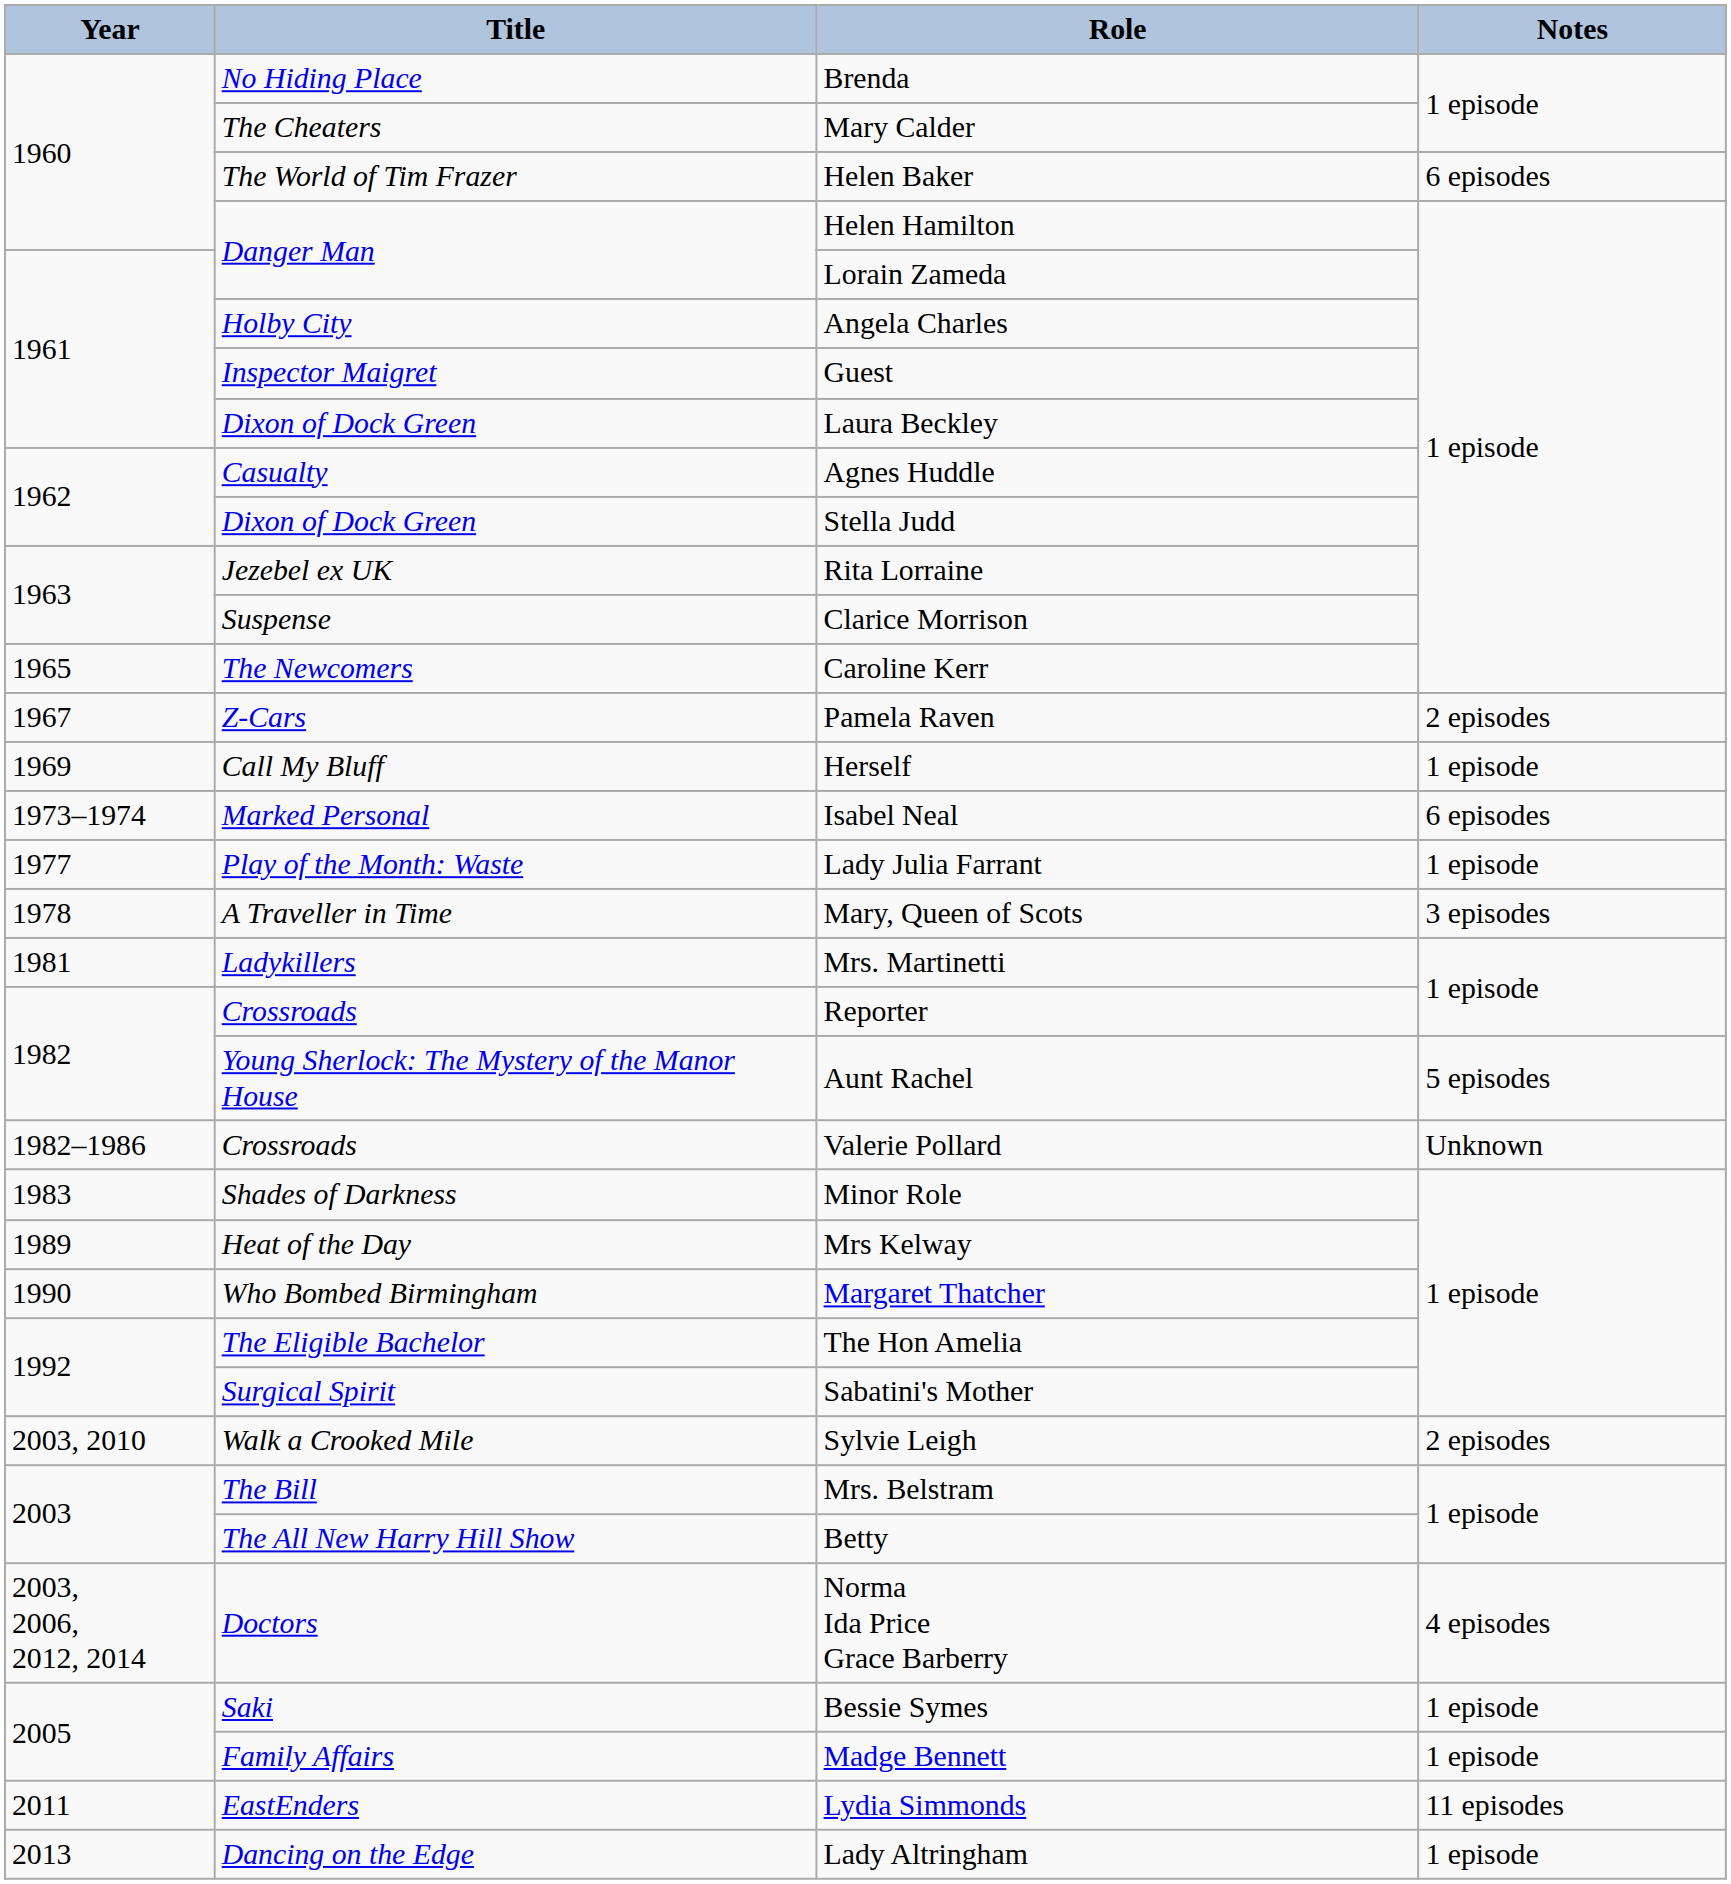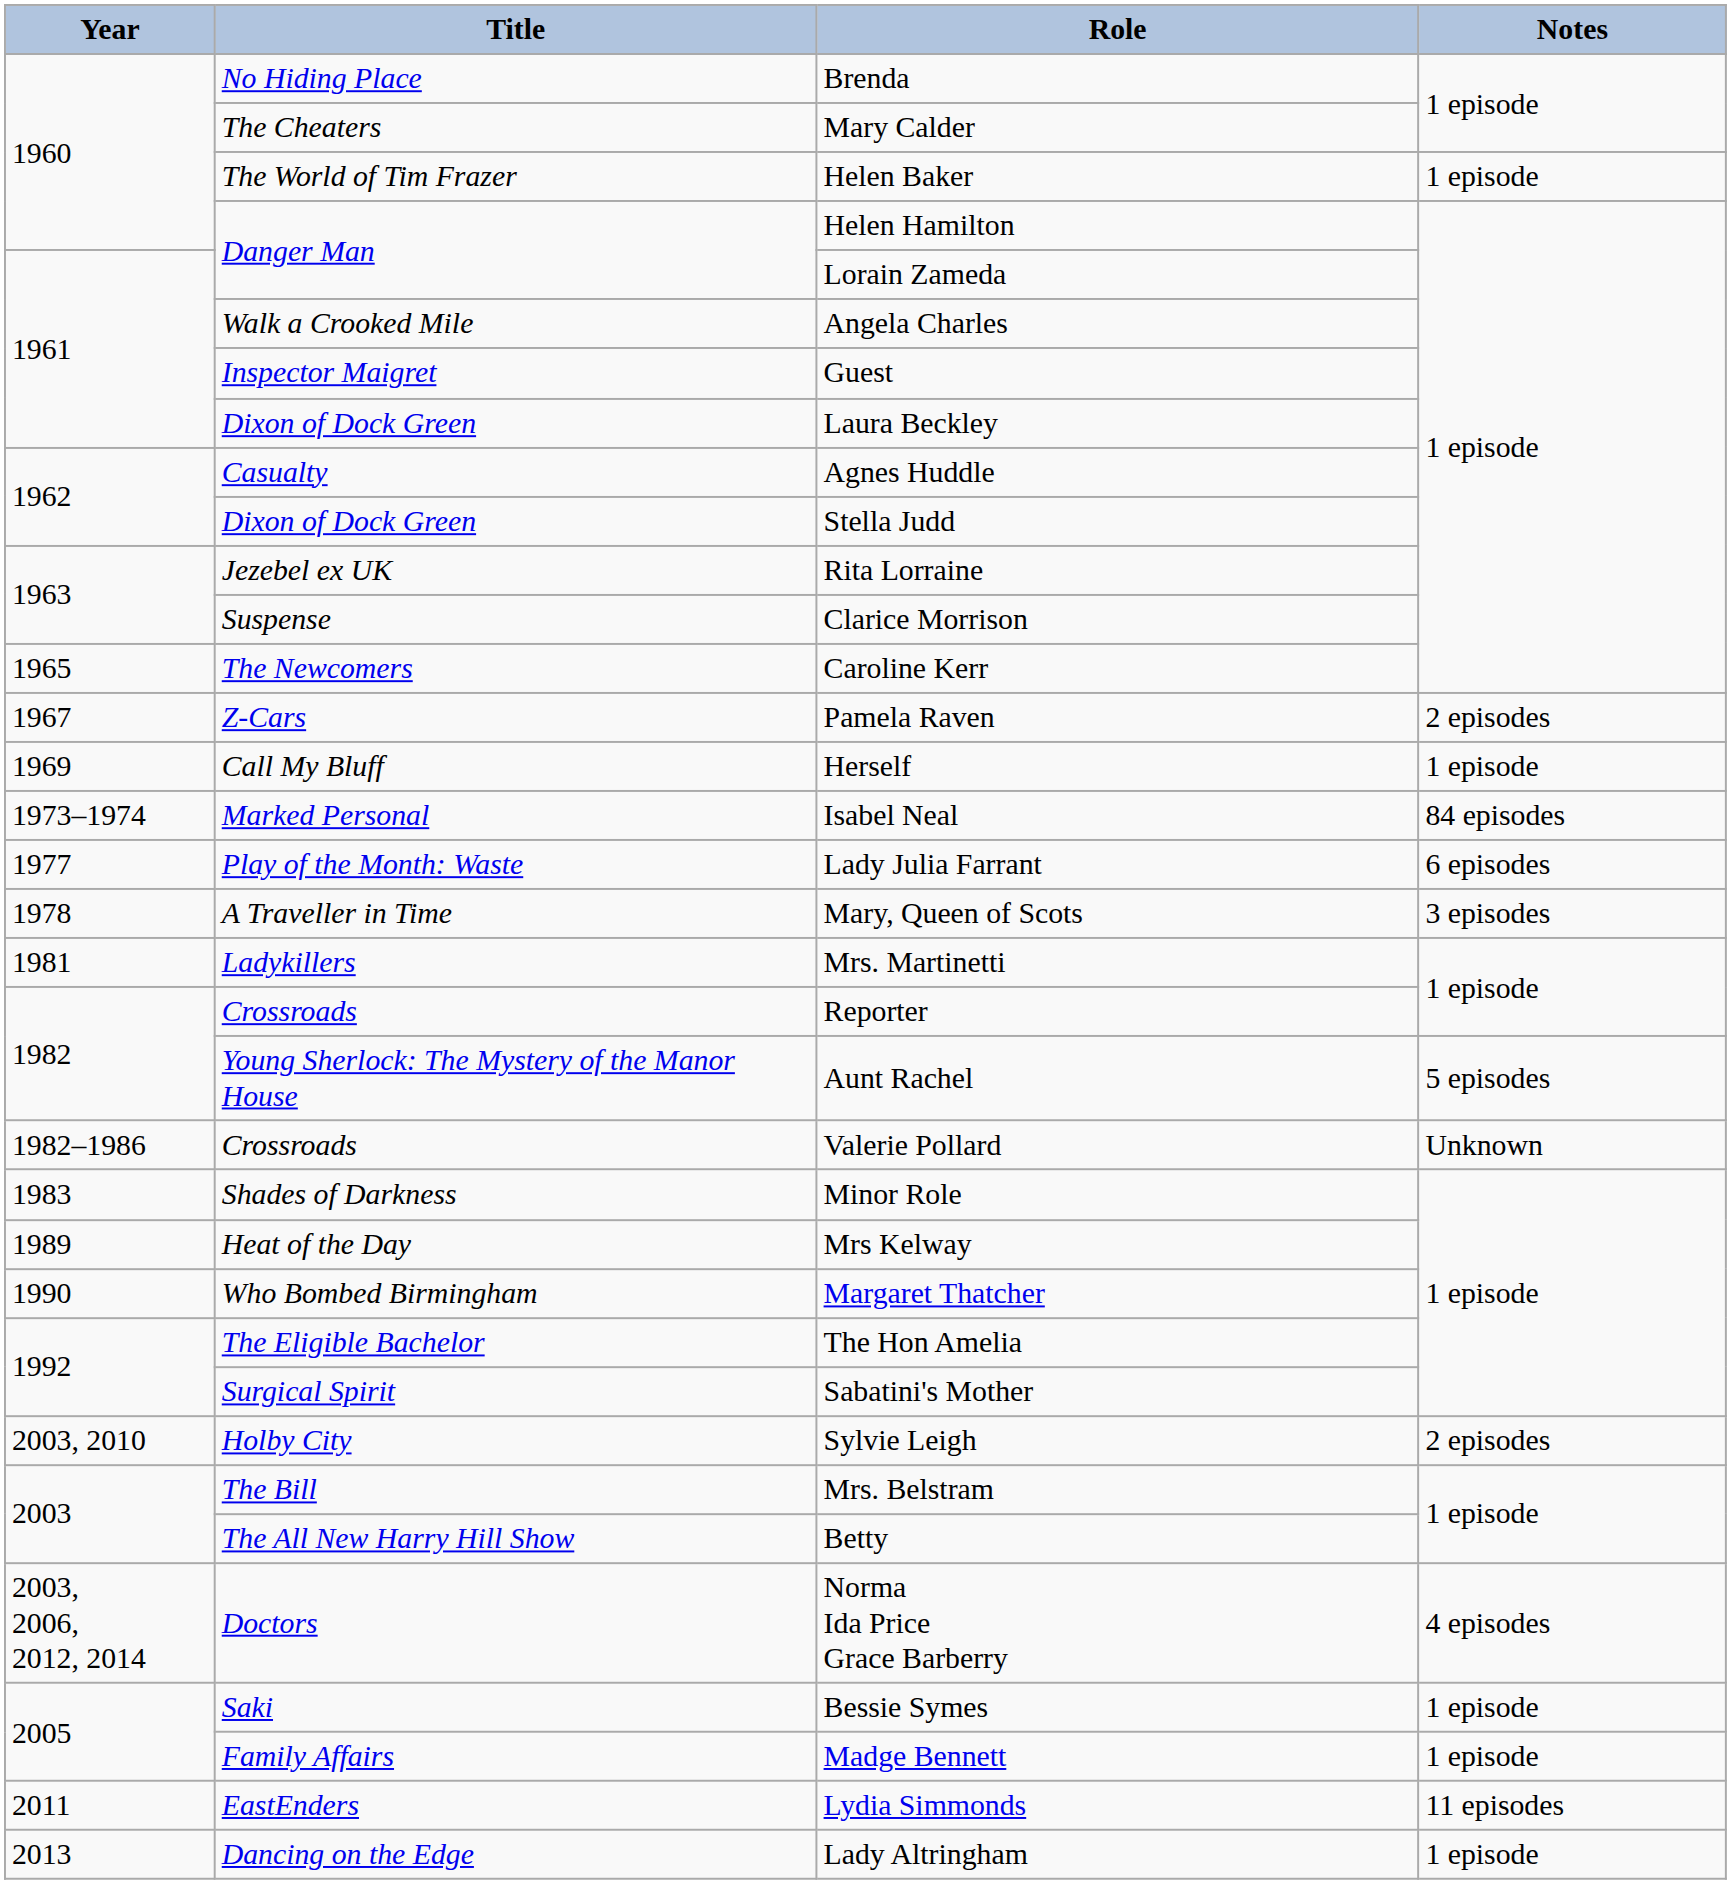(1488, 176) 6 episodes -> (1482, 176) 1 episode
(287, 323) Holby City -> (348, 323) Walk a Crooked Mile
(1488, 815) 6 episodes -> (1495, 815) 84 episodes
(1482, 864) 1 episode -> (1488, 864) 6 episodes
(348, 1439) Walk a Crooked Mile -> (287, 1439) Holby City
